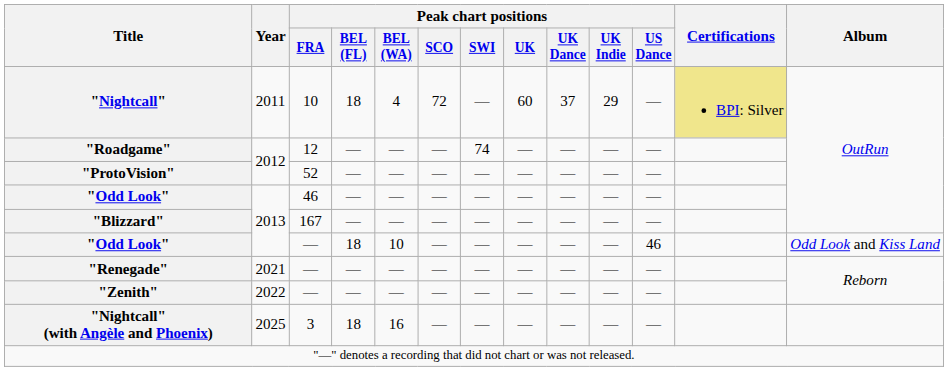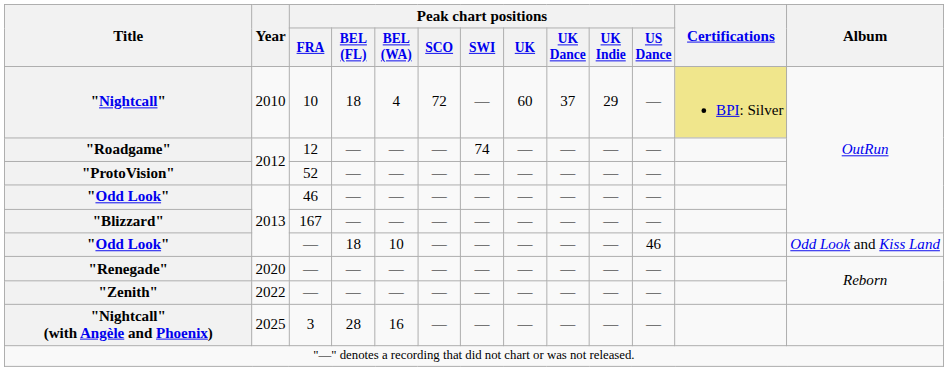(271, 102) 2011 -> (271, 102) 2010
(271, 268) 2021 -> (271, 268) 2020
(353, 324) 18 -> (353, 324) 28
